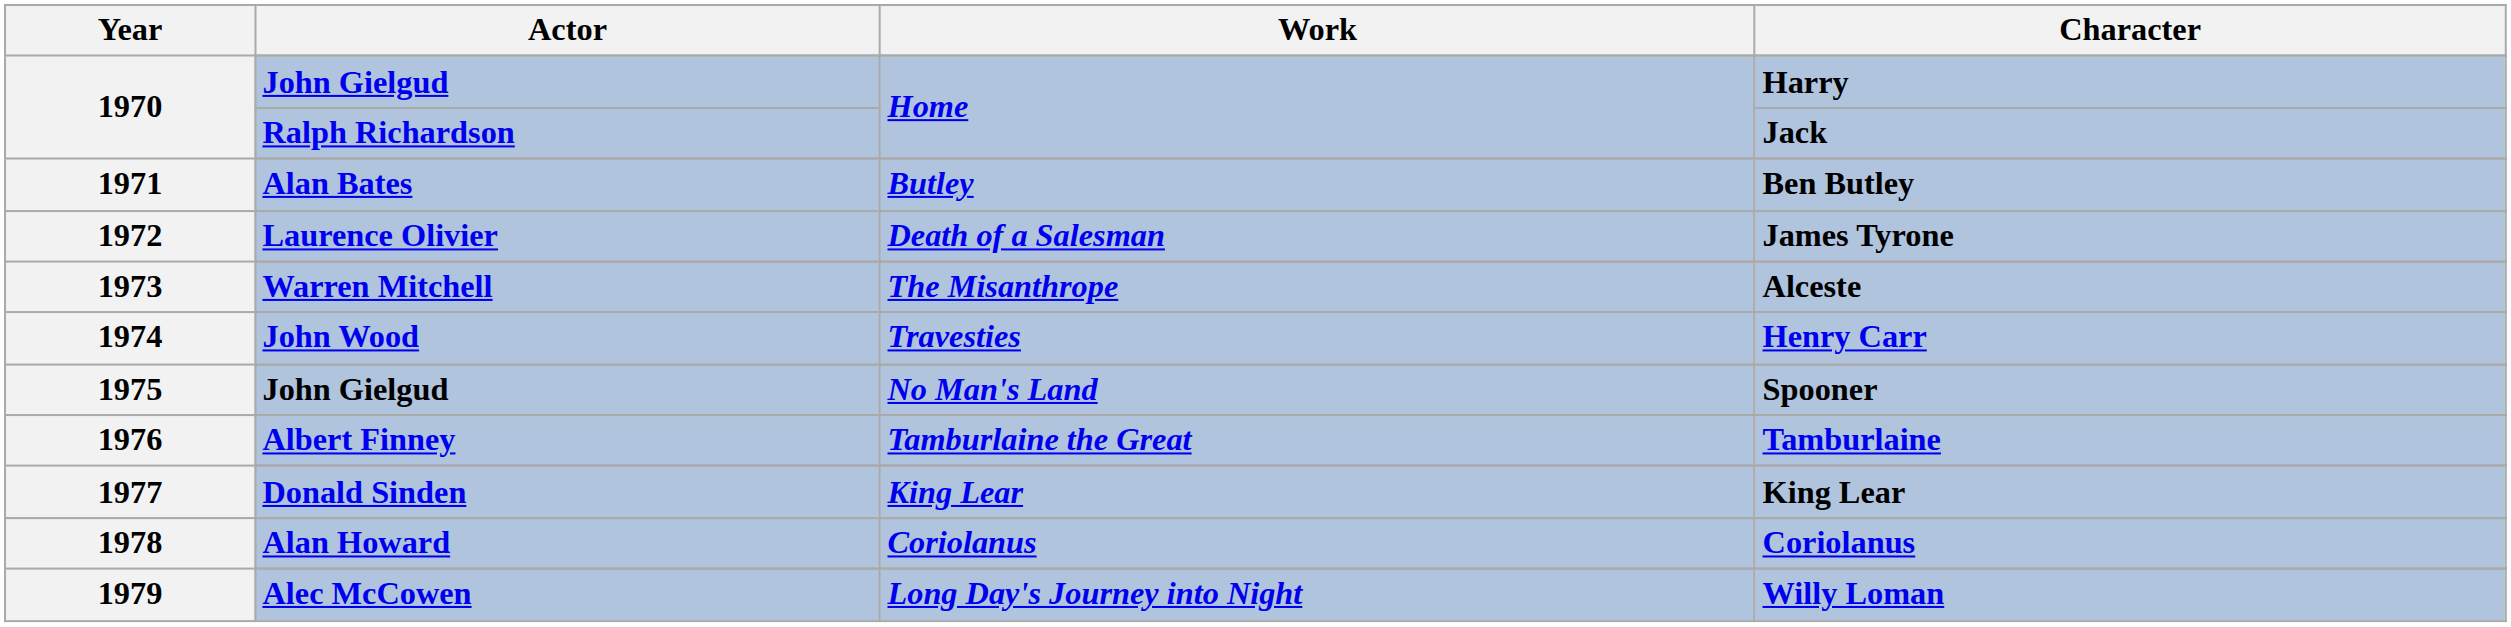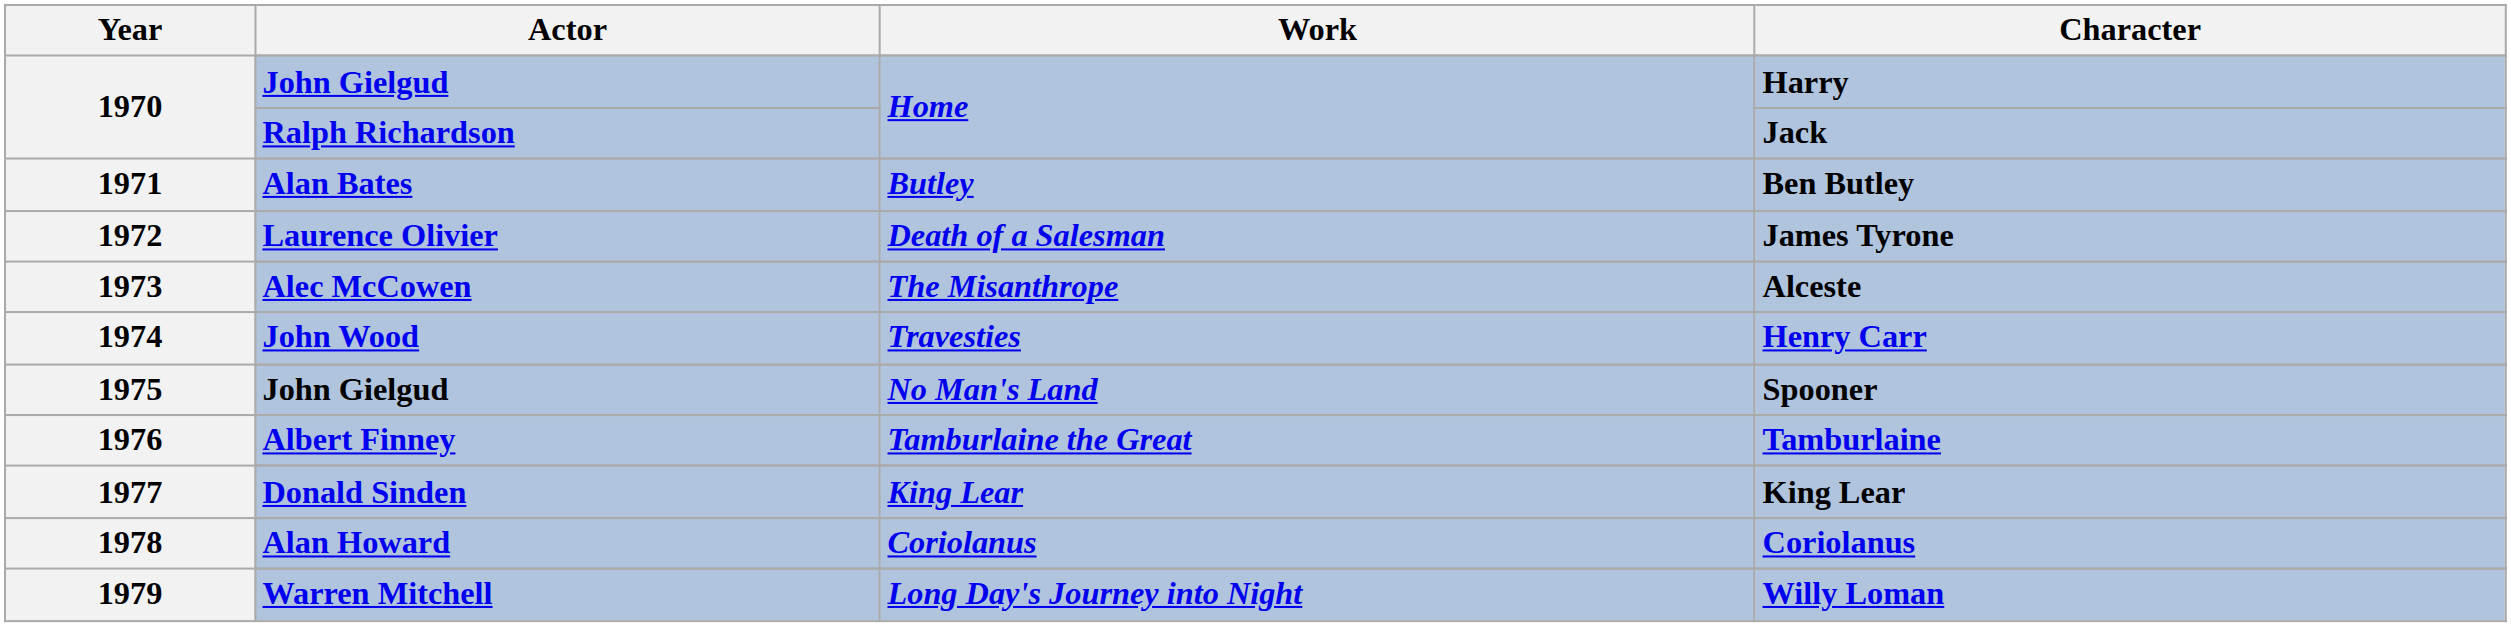(378, 286) Warren Mitchell -> (367, 286) Alec McCowen
(367, 593) Alec McCowen -> (378, 593) Warren Mitchell
